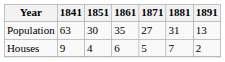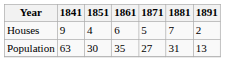rows swapped: (31, 30) <-> (23, 48)
